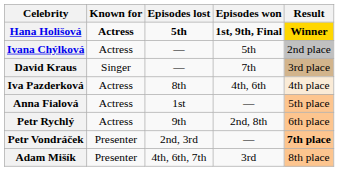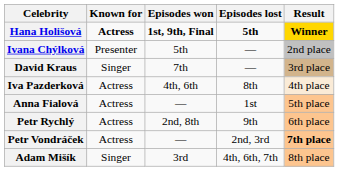columns swapped: (249, 13) <-> (179, 13)
(116, 49) Actress -> (116, 49) Presenter
(116, 139) Presenter -> (116, 139) Actress
(116, 157) Presenter -> (116, 157) Singer
